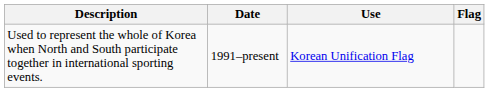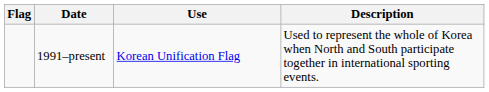columns swapped: (469, 14) <-> (106, 14)
